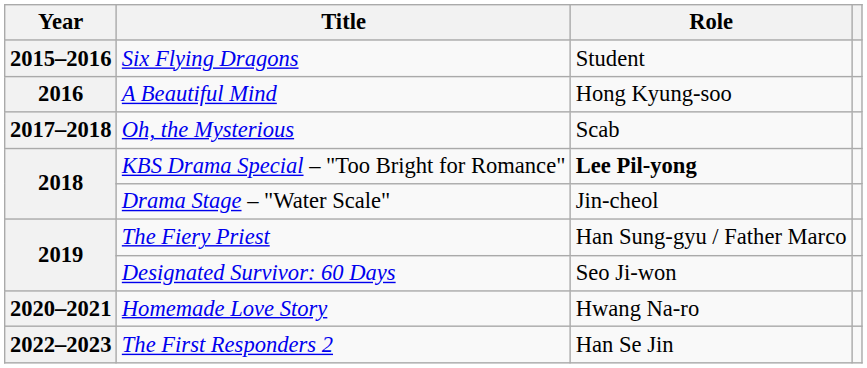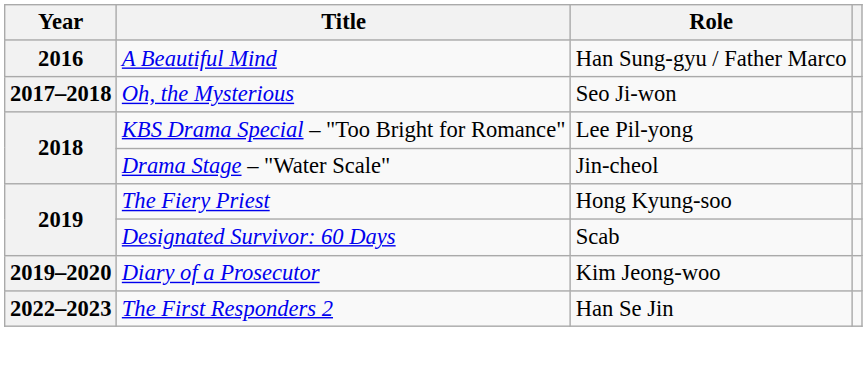- row: (210, 58)
(654, 93) Hong Kyung-soo -> (711, 58) Han Sung-gyu / Father Marco
(598, 129) Scab -> (626, 93) Seo Ji-won
(636, 165) bold -> (634, 129) normal
(711, 237) Han Sung-gyu / Father Marco -> (654, 201) Hong Kyung-soo
(626, 272) Seo Ji-won -> (598, 237) Scab
+ row: (221, 272)
- row: (225, 308)
